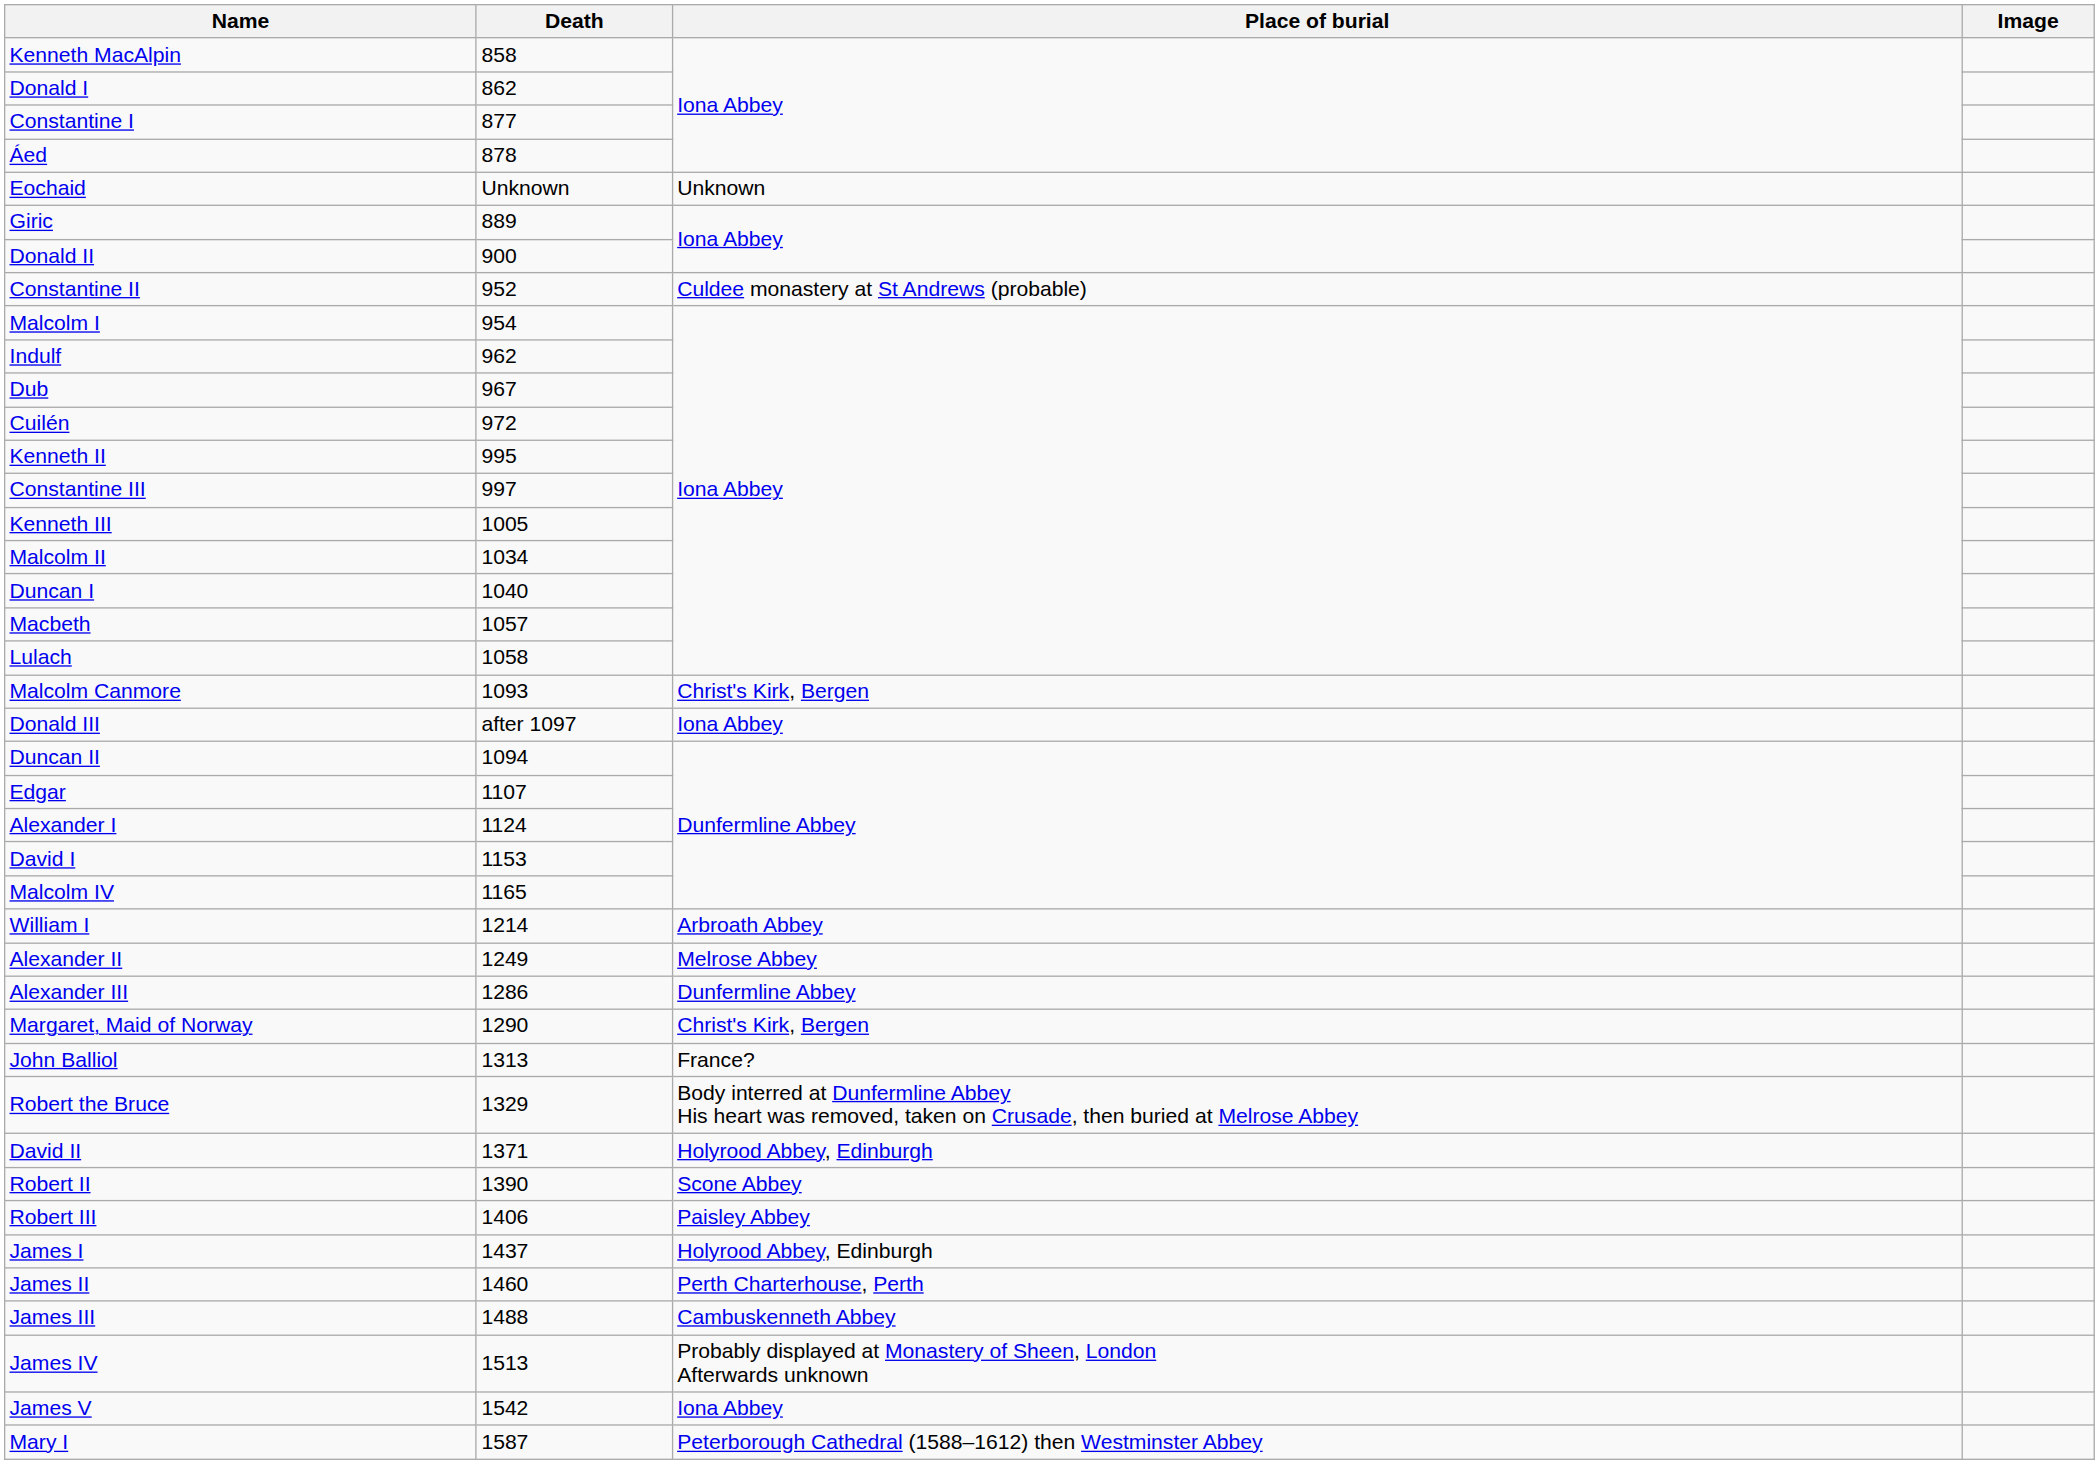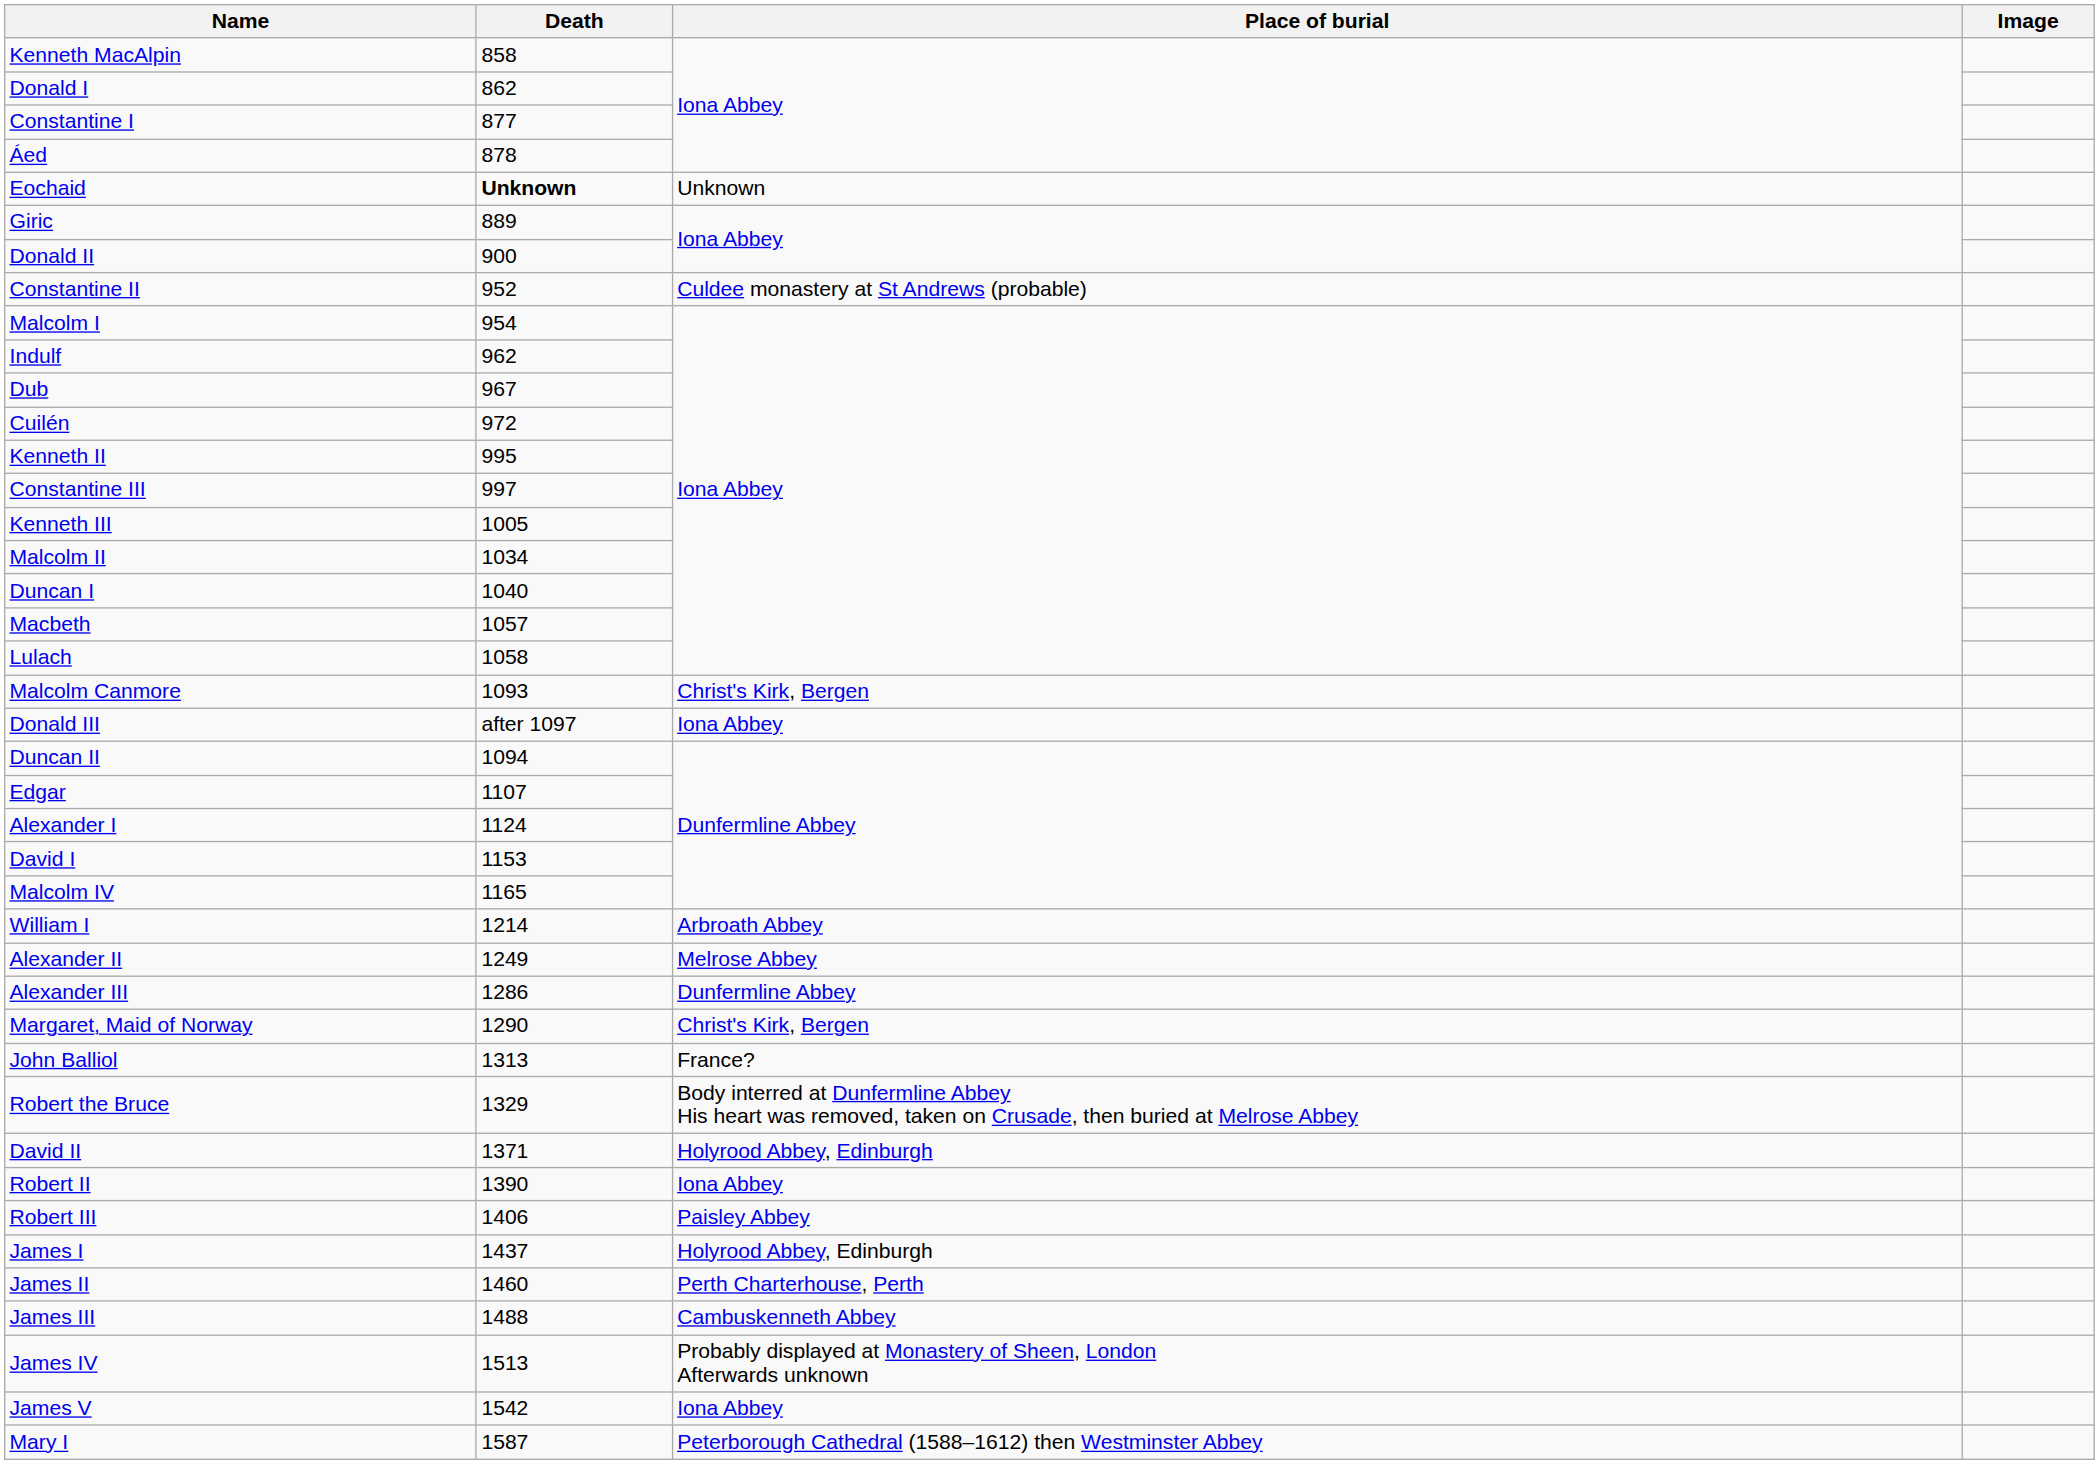(525, 188) normal -> (529, 188) bold
(739, 1183) Scone Abbey -> (730, 1183) Iona Abbey
